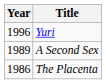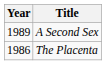- row: (45, 32)
